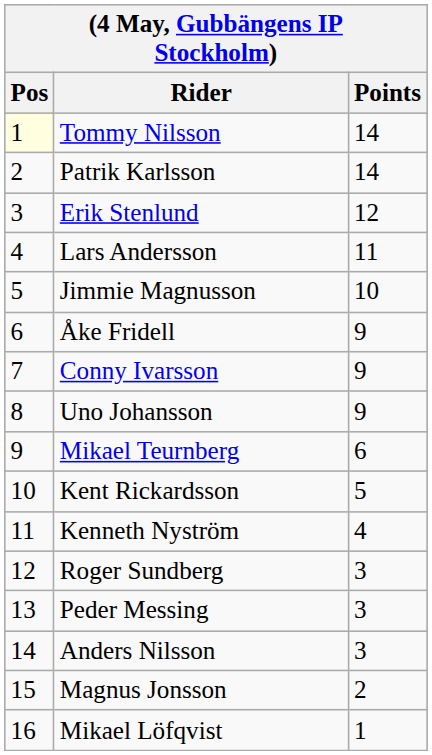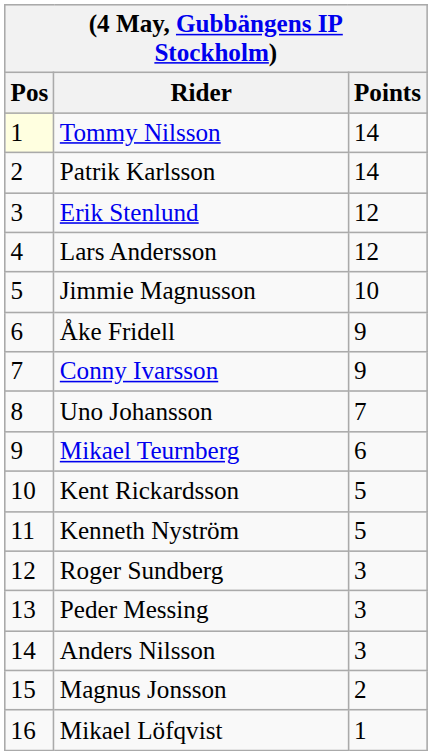(366, 251) 11 -> (367, 251) 12
(360, 411) 9 -> (360, 411) 7
(360, 530) 4 -> (360, 530) 5
